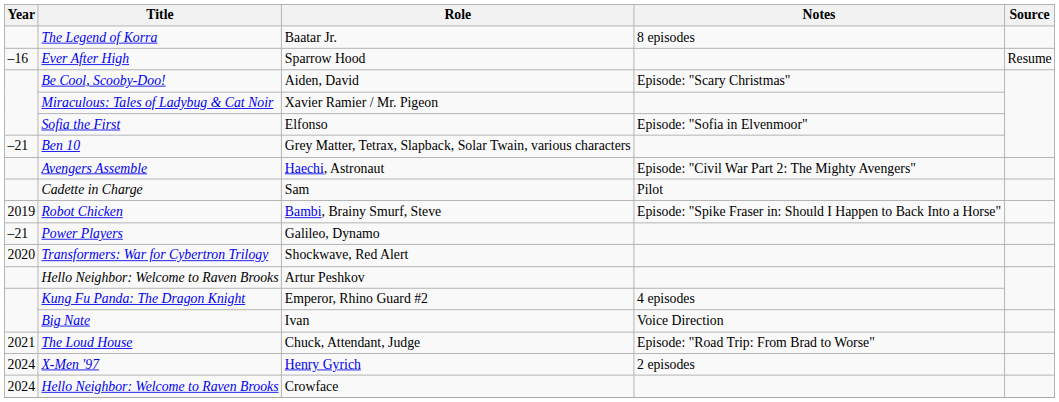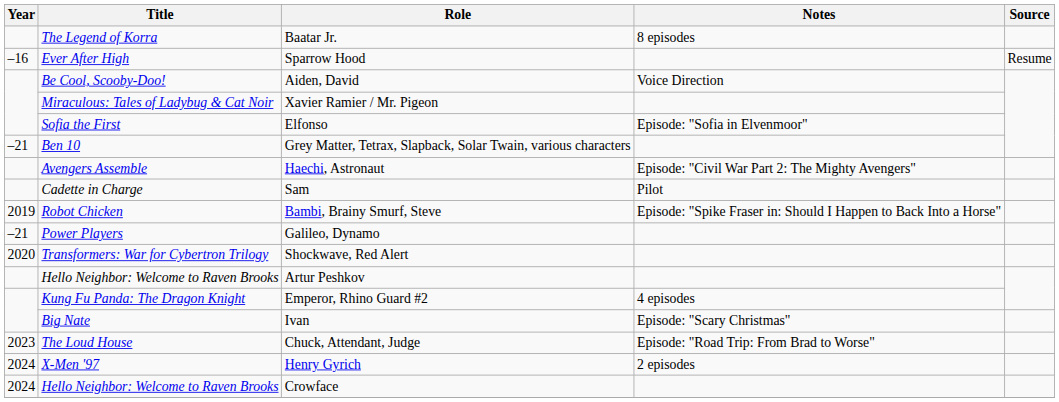(714, 80) Episode: "Scary Christmas" -> (680, 80) Voice Direction
(680, 320) Voice Direction -> (714, 320) Episode: "Scary Christmas"
(21, 342) 2021 -> (21, 342) 2023
